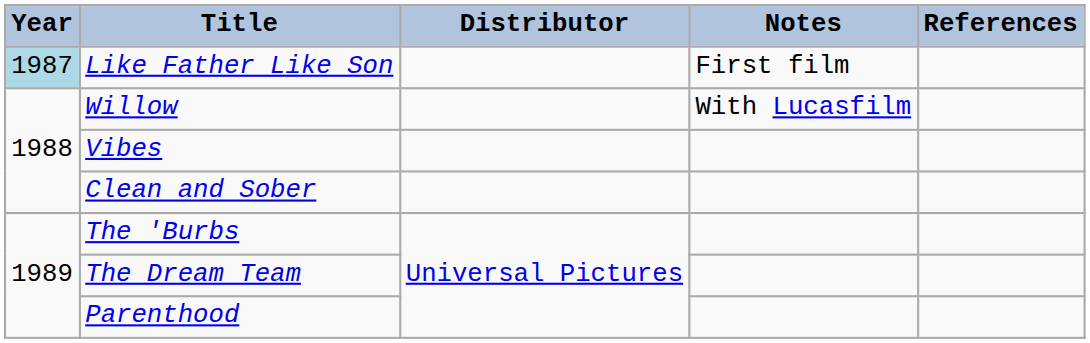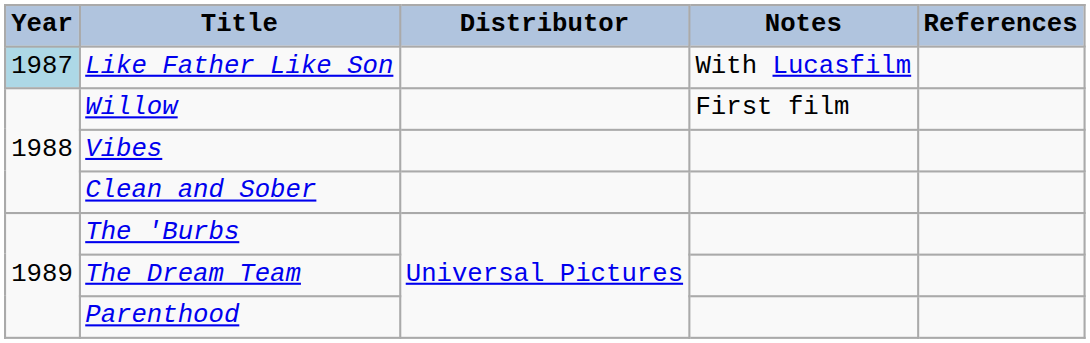(772, 68) First film -> (803, 68) With Lucasfilm
(803, 109) With Lucasfilm -> (772, 109) First film
